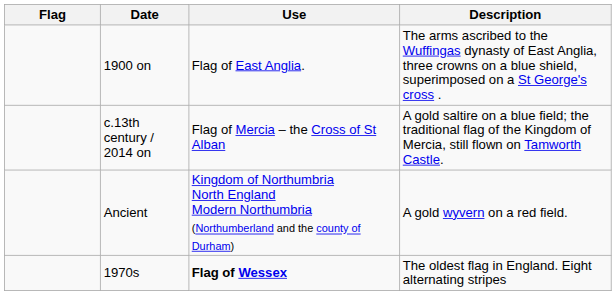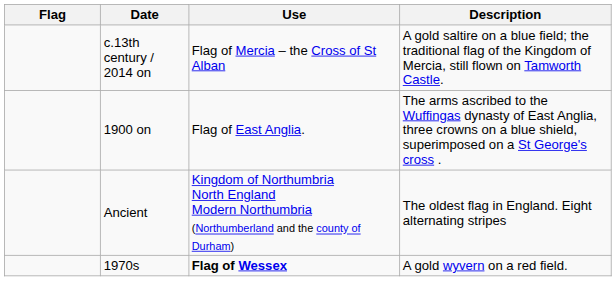rows swapped: (127, 65) <-> (129, 137)
(485, 212) A gold wyvern on a red field. -> (497, 212) The oldest flag in England. Eight alternating stripes
(497, 273) The oldest flag in England. Eight alternating stripes -> (485, 265) A gold wyvern on a red field.
